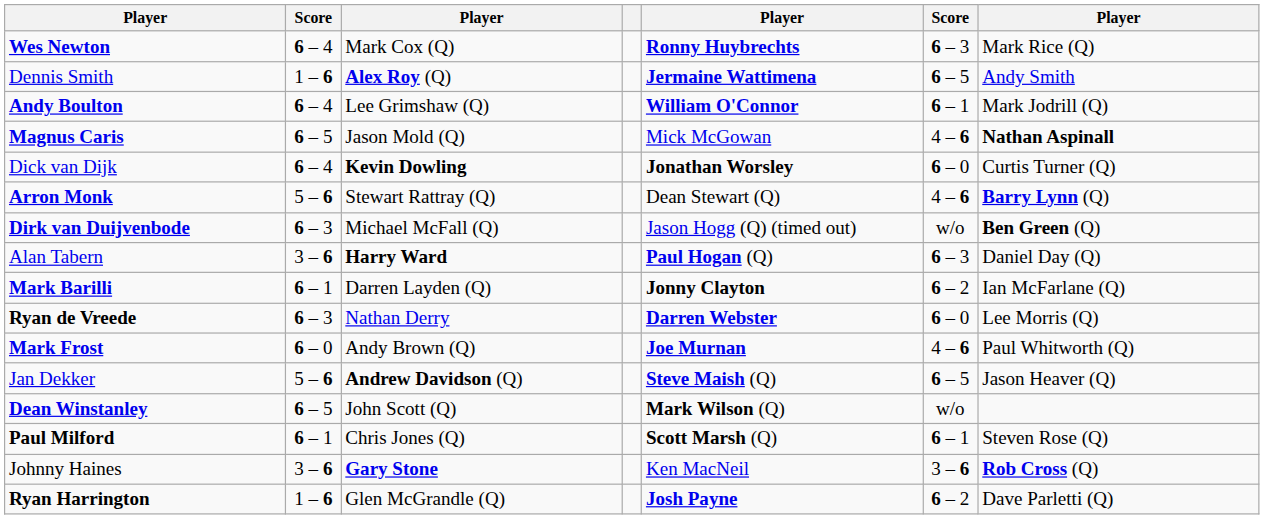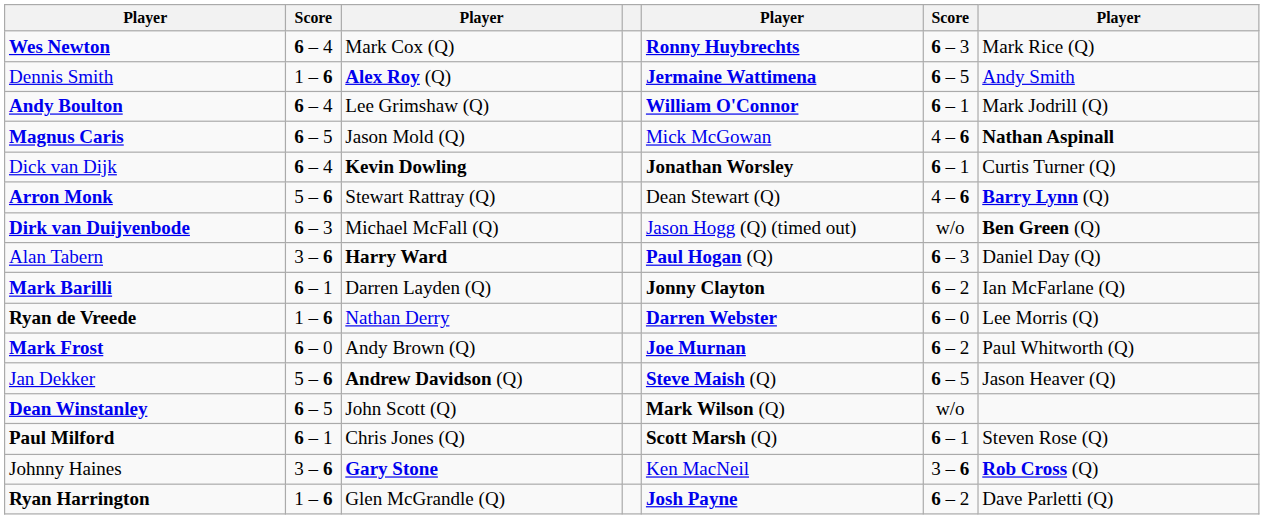(950, 166) 6 – 0 -> (950, 166) 6 – 1
(313, 317) 6 – 3 -> (313, 317) 1 – 6
(950, 348) 4 – 6 -> (950, 348) 6 – 2
